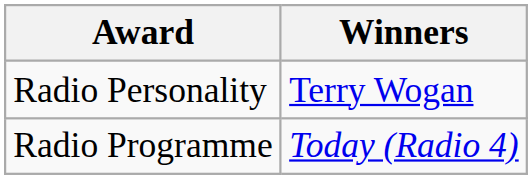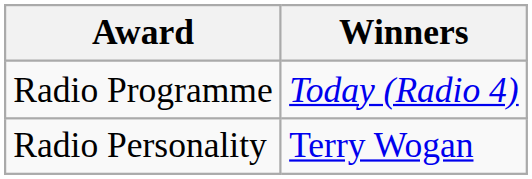rows swapped: (143, 145) <-> (140, 88)
